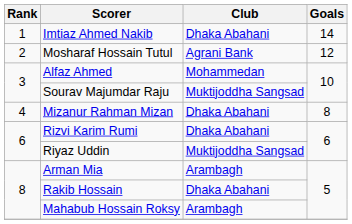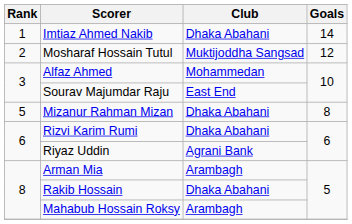(219, 53) Agrani Bank -> (245, 53) Muktijoddha Sangsad
(245, 92) Muktijoddha Sangsad -> (211, 92) East End
(22, 111) 4 -> (22, 111) 5
(245, 151) Muktijoddha Sangsad -> (219, 151) Agrani Bank
